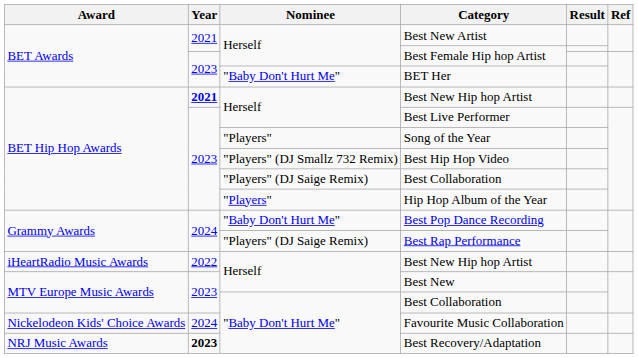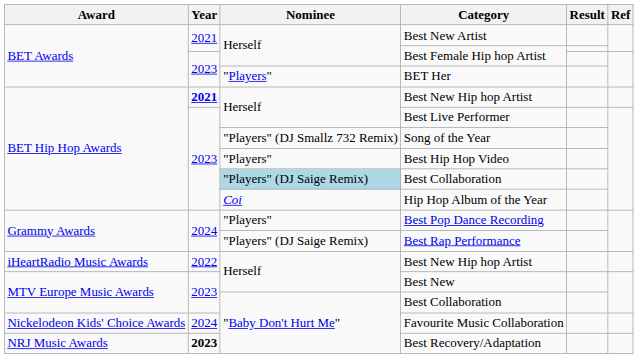(282, 76) "Baby Don't Hurt Me" -> (247, 76) "Players"
(247, 138) "Players" -> (310, 138) "Players" (DJ Smallz 732 Remix)
(310, 158) "Players" (DJ Smallz 732 Remix) -> (247, 158) "Players"
(296, 179) no background -> (296, 179) lightblue background
(247, 199) "Players" -> (232, 199) Coi
(282, 220) "Baby Don't Hurt Me" -> (247, 220) "Players"
